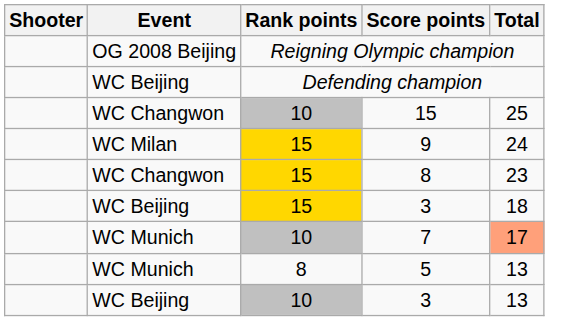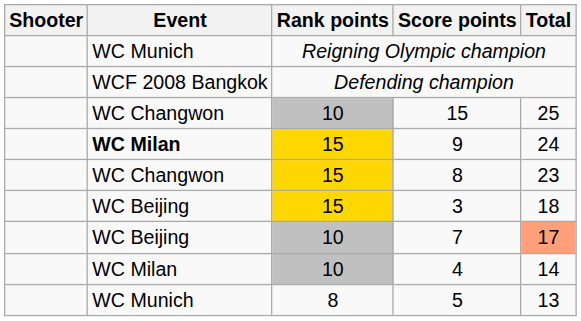(164, 51) OG 2008 Beijing -> (143, 51) WC Munich
(141, 82) WC Beijing -> (180, 82) WCF 2008 Bangkok
(135, 145) normal -> (136, 145) bold
(143, 238) WC Munich -> (141, 238) WC Beijing
+ row: (333, 269)
- row: (301, 300)
